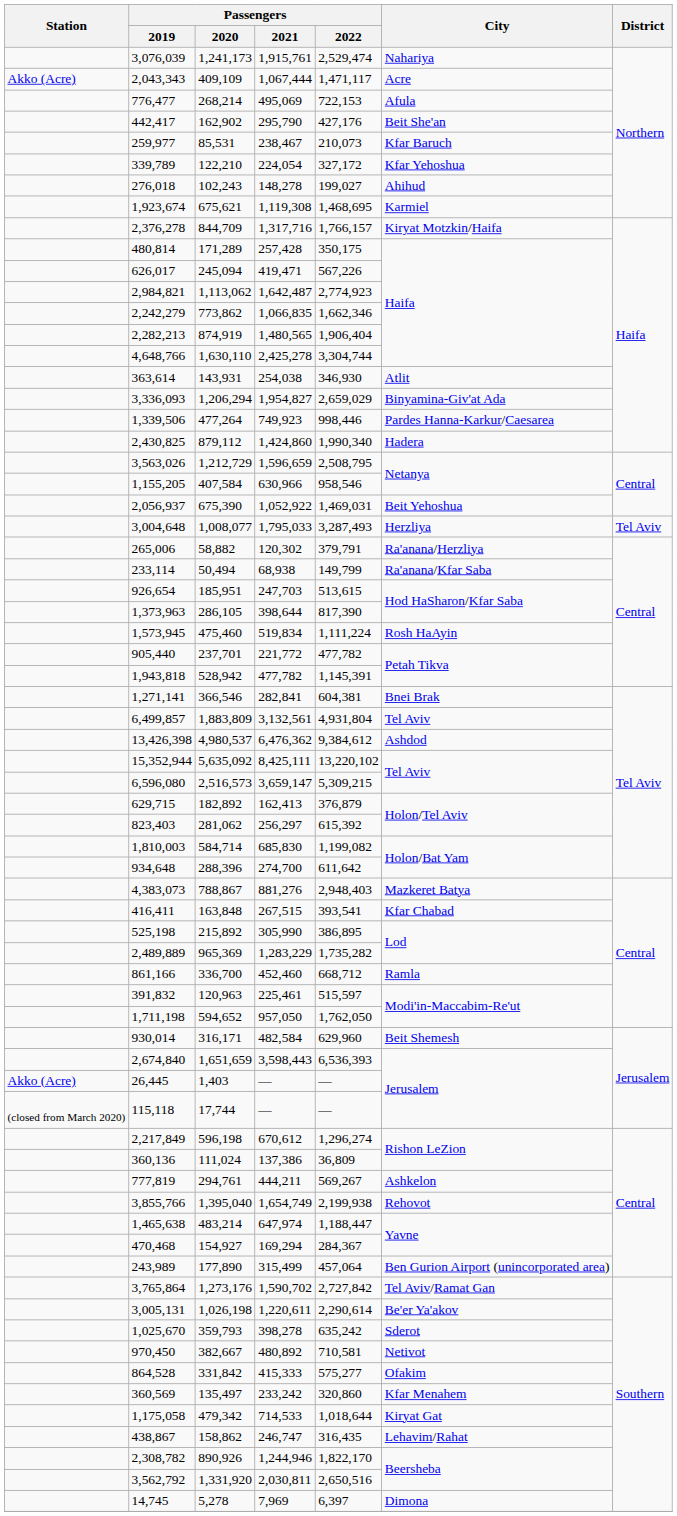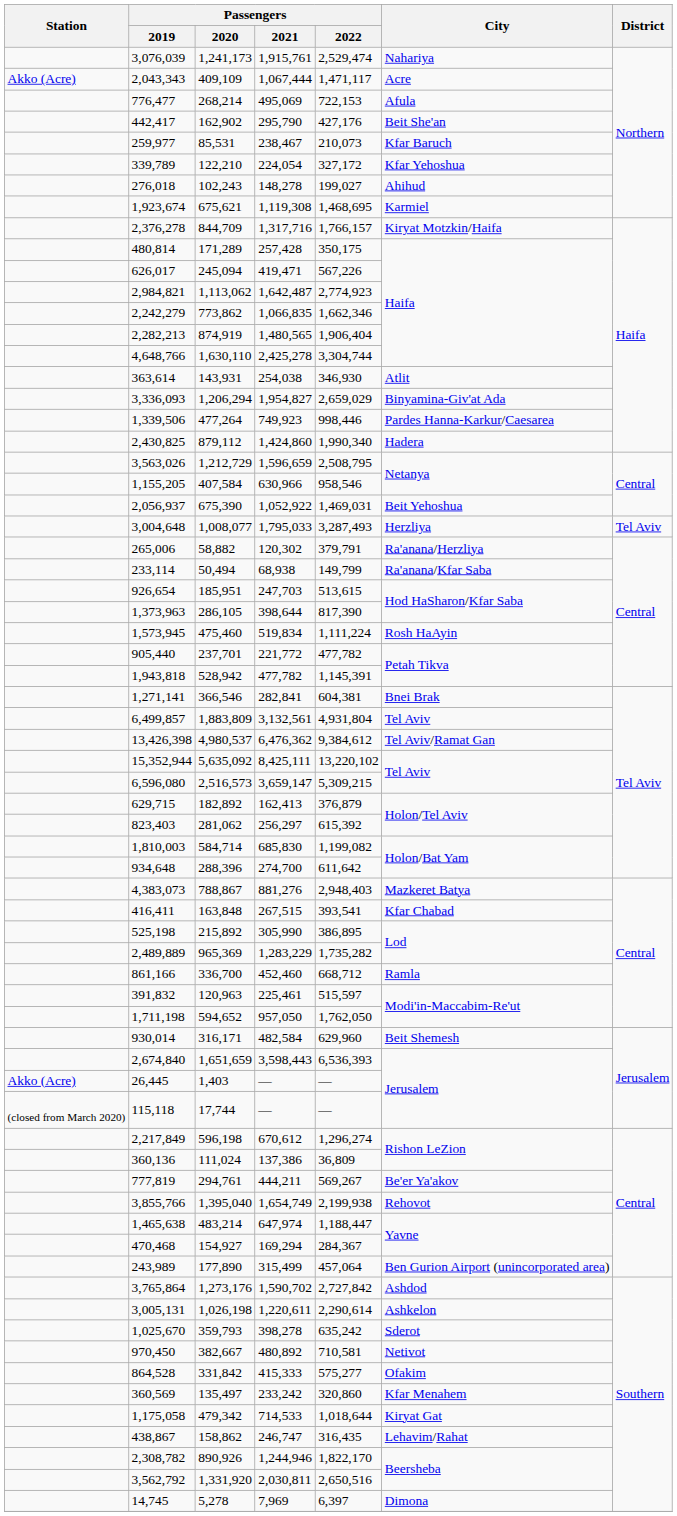(406, 739) Ashdod -> (440, 739) Tel Aviv/Ramat Gan
(411, 1181) Ashkelon -> (422, 1181) Be'er Ya'akov
(440, 1287) Tel Aviv/Ramat Gan -> (406, 1287) Ashdod
(422, 1309) Be'er Ya'akov -> (411, 1309) Ashkelon
